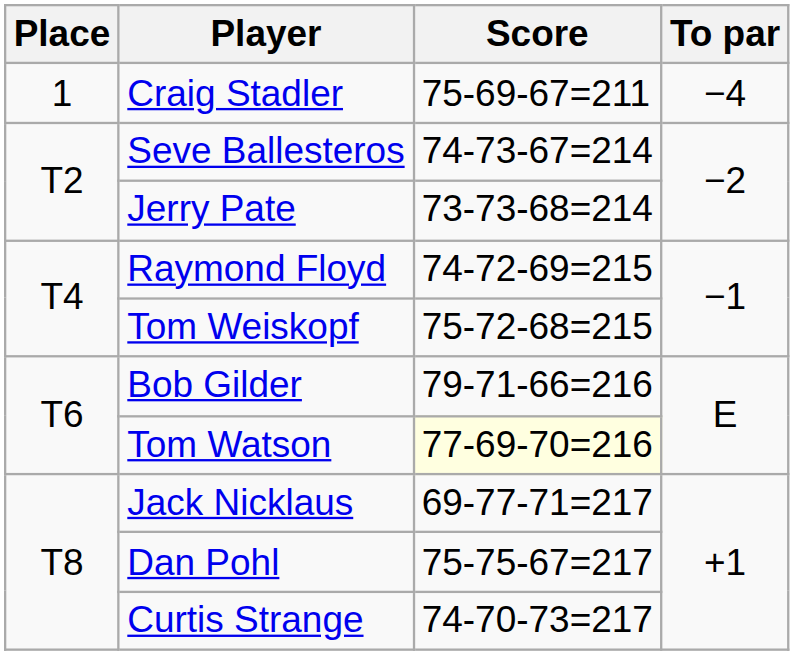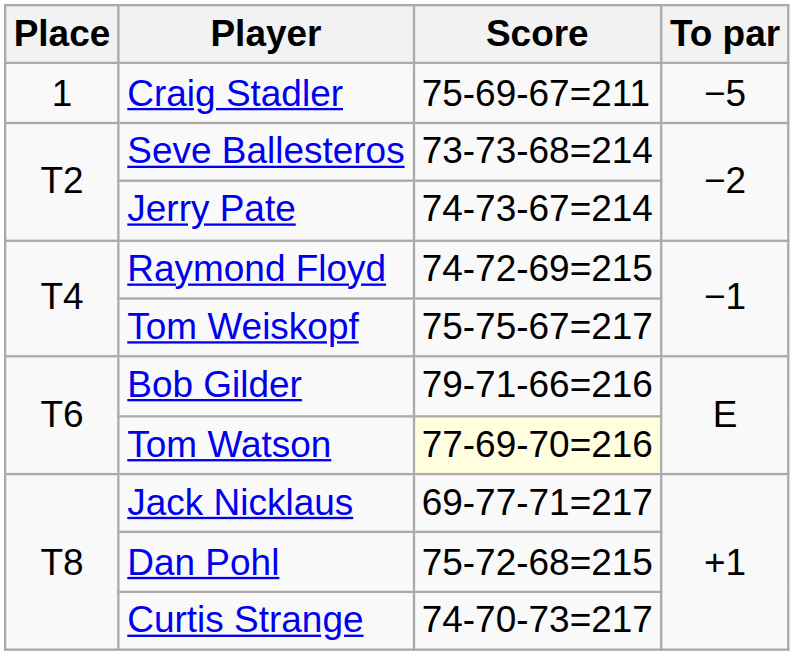(725, 92) −4 -> (725, 92) −5
(537, 151) 74-73-67=214 -> (537, 151) 73-73-68=214
(537, 209) 73-73-68=214 -> (537, 209) 74-73-67=214
(537, 326) 75-72-68=215 -> (537, 326) 75-75-67=217
(537, 561) 75-75-67=217 -> (537, 561) 75-72-68=215
